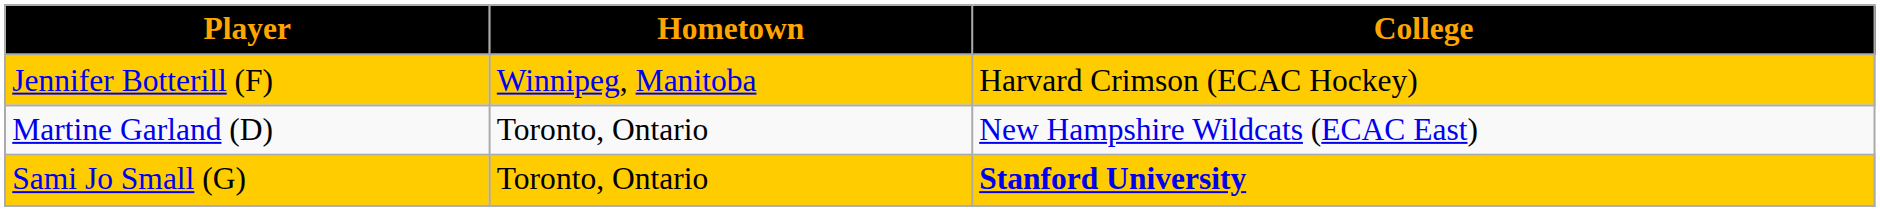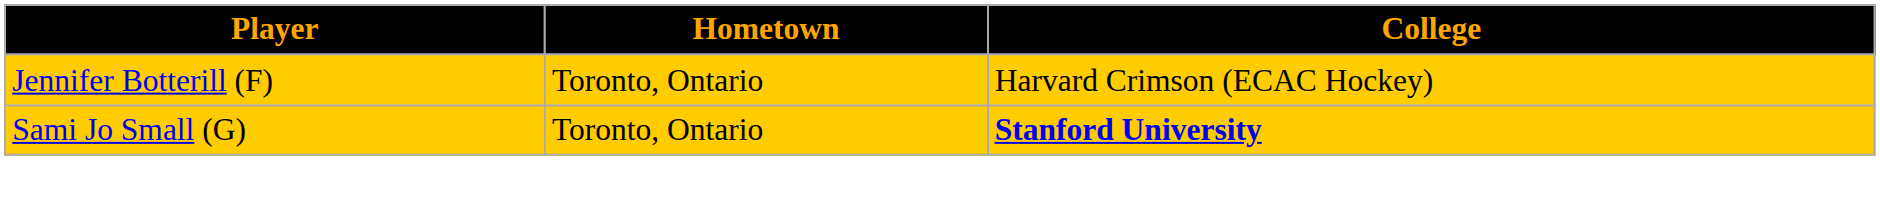(627, 79) Winnipeg, Manitoba -> (658, 79) Toronto, Ontario
- row: (143, 129)
